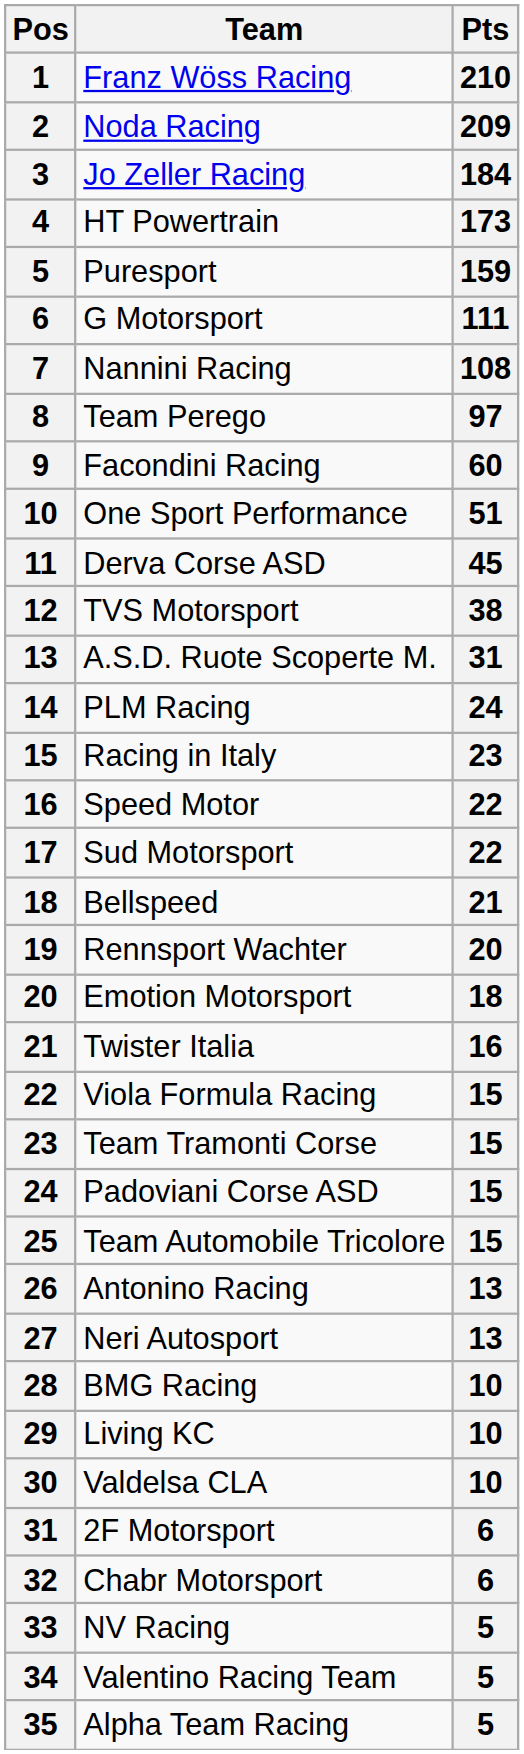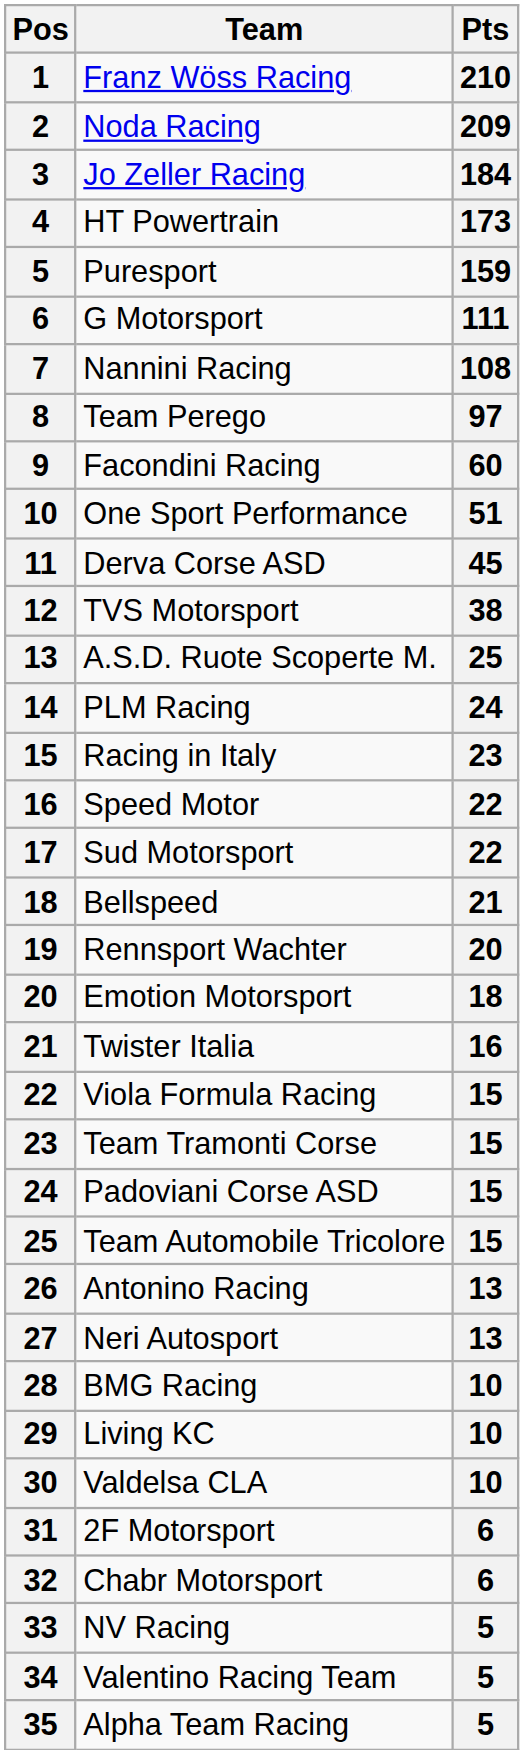(486, 659) 31 -> (486, 659) 25
